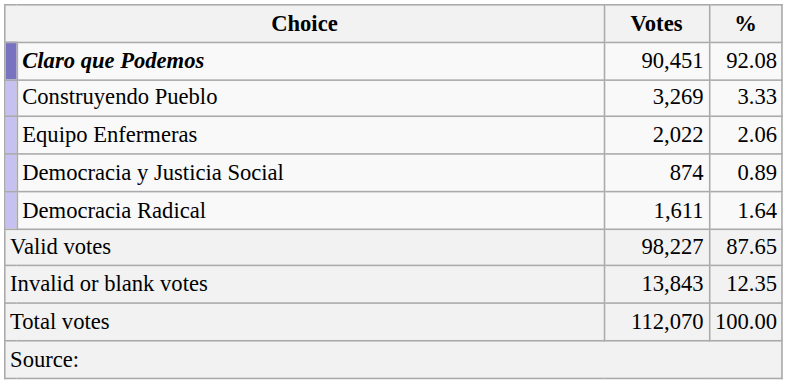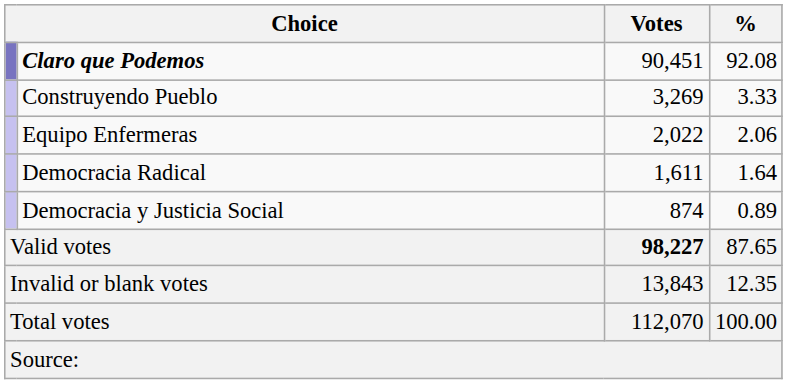rows swapped: (114, 209) <-> (153, 172)
(673, 247) normal -> (673, 247) bold
